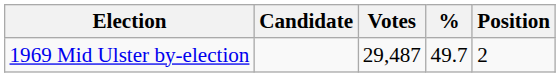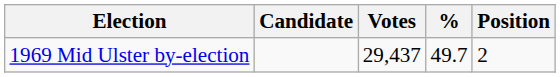(392, 54) 29,487 -> (392, 54) 29,437
